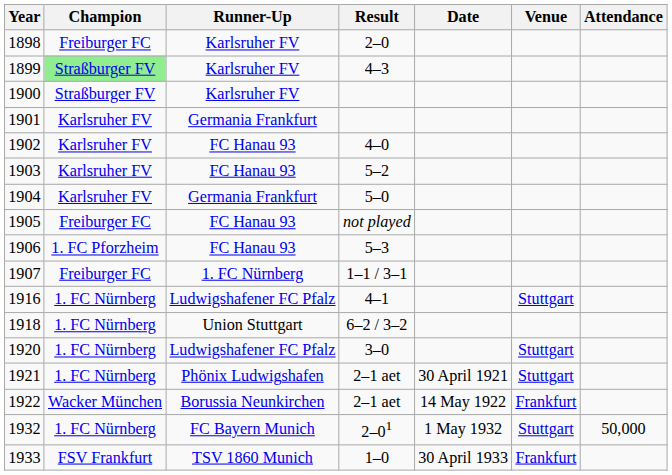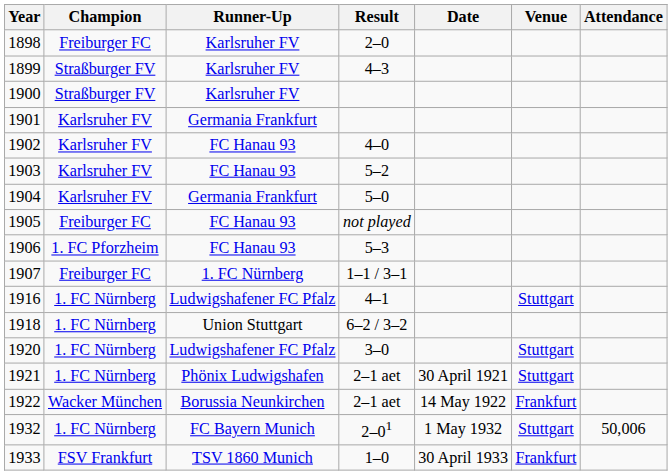(105, 68) lightgreen background -> (105, 68) no background
(623, 429) 50,000 -> (623, 429) 50,006
